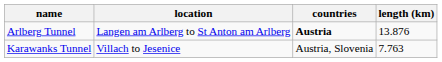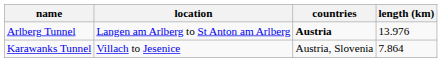(394, 31) 13.876 -> (394, 31) 13.976
(391, 48) 7.763 -> (391, 48) 7.864
